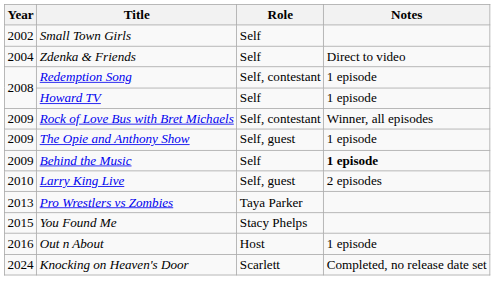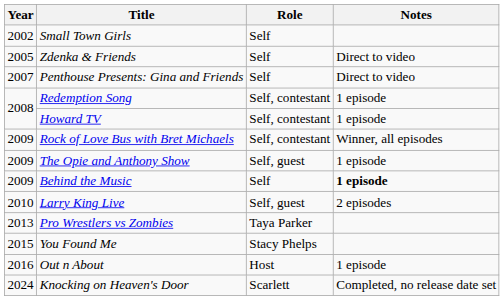(21, 56) 2004 -> (21, 56) 2005
+ row: (142, 77)
(250, 98) Self -> (290, 118) Self, contestant
